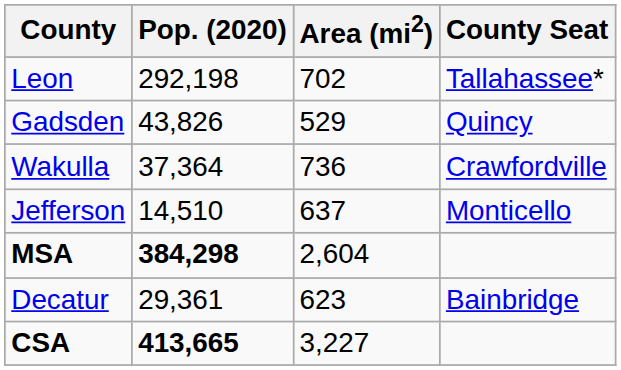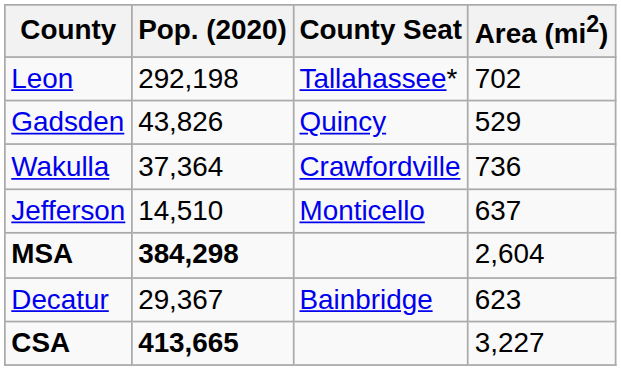columns swapped: (366, 30) <-> (527, 30)
(181, 299) 29,361 -> (181, 299) 29,367
